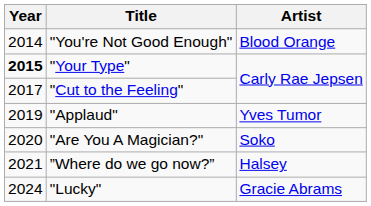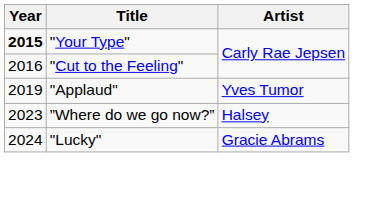- row: (141, 41)
(25, 90) 2017 -> (25, 66) 2016
- row: (126, 139)
(25, 164) 2021 -> (25, 115) 2023
